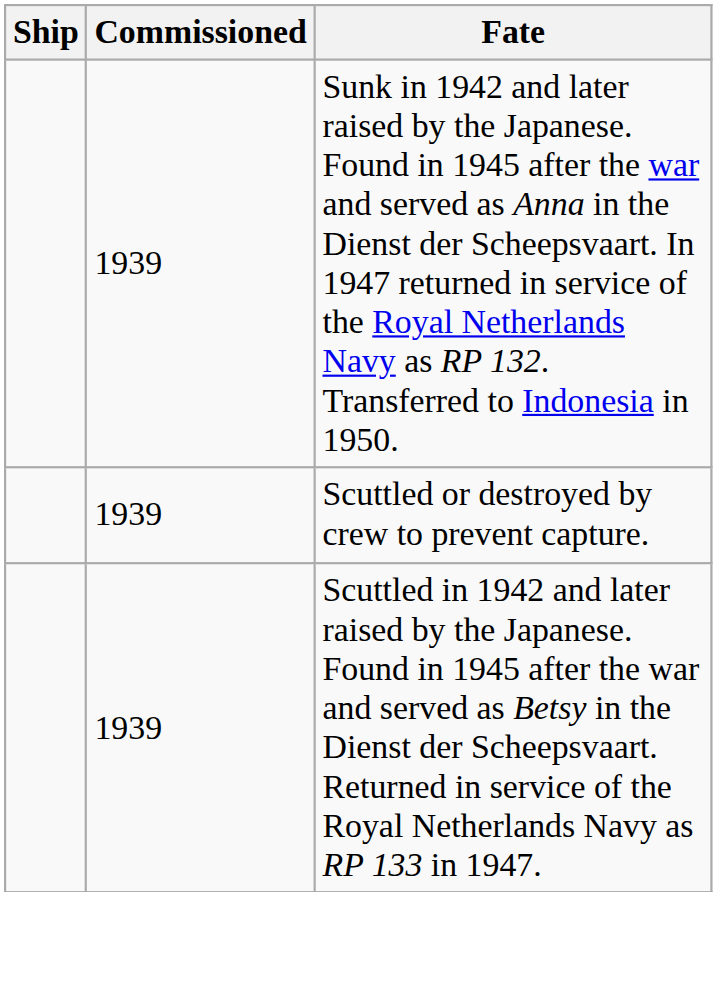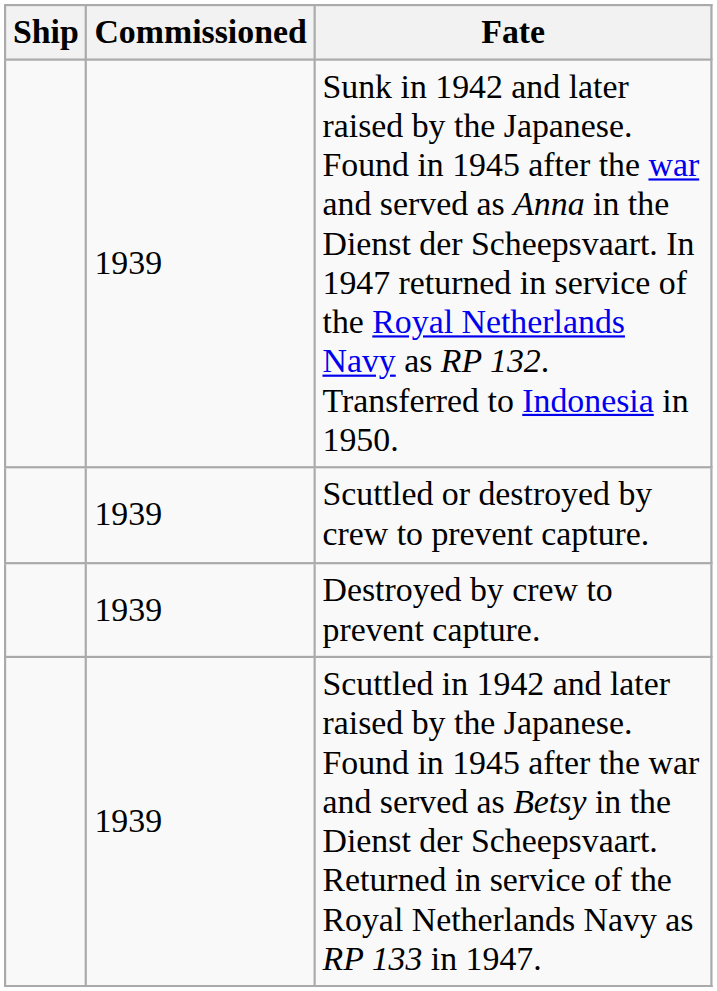+ row: (468, 608)
